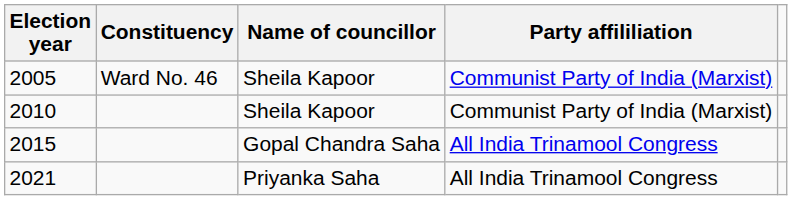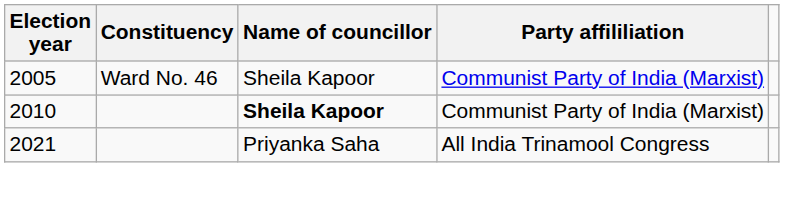(309, 111) normal -> (314, 111) bold
- row: (33, 144)
